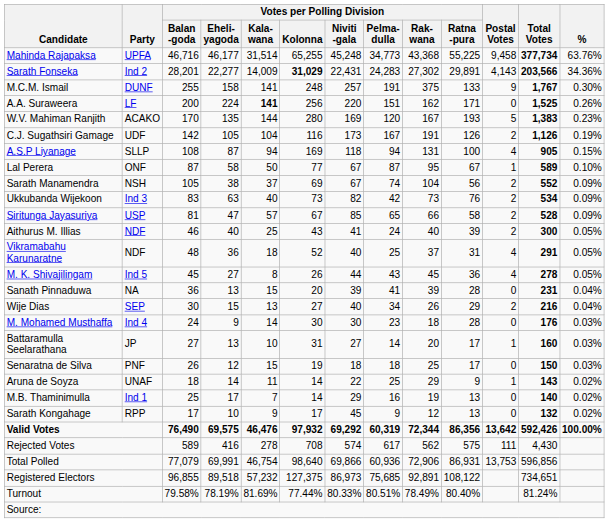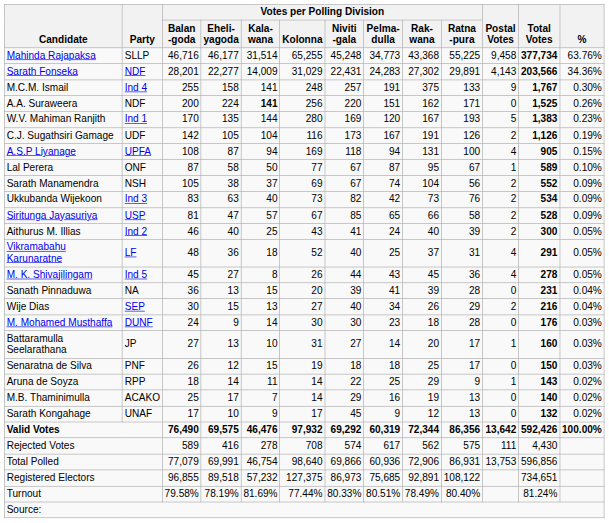(138, 55) UPFA -> (137, 55) SLLP
(136, 71) Ind 2 -> (135, 71) NDF
(307, 71) bold -> (307, 71) normal
(139, 87) DUNF -> (136, 87) Ind 4
(131, 103) LF -> (135, 103) NDF
(142, 119) ACAKO -> (136, 119) Ind 1
(137, 151) SLLP -> (138, 151) UPFA
(135, 231) NDF -> (136, 231) Ind 2
(135, 253) NDF -> (131, 253) LF
(136, 322) Ind 4 -> (139, 322) DUNF
(138, 382) UNAF -> (135, 382) RPP
(136, 398) Ind 1 -> (142, 398) ACAKO
(135, 414) RPP -> (138, 414) UNAF
